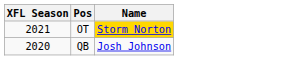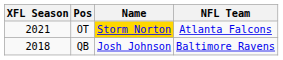+ column: (226, 13)
(38, 46) 2020 -> (38, 46) 2018
